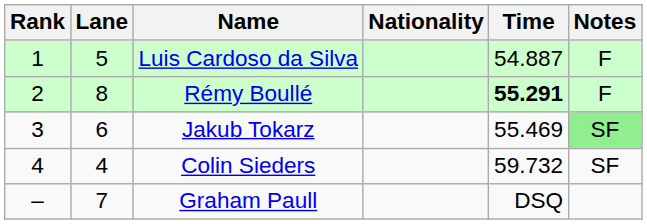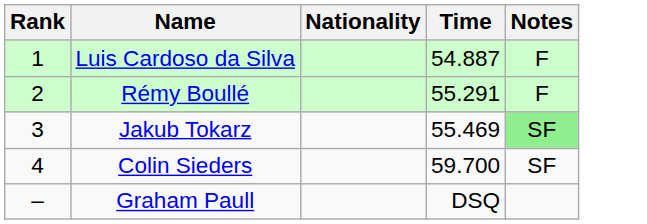- column: (102, 22)
(529, 93) bold -> (466, 93) normal
(529, 165) 59.732 -> (466, 165) 59.700
